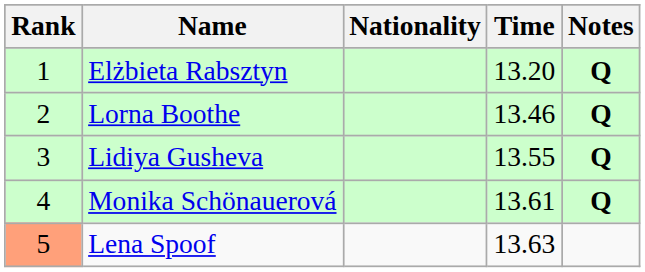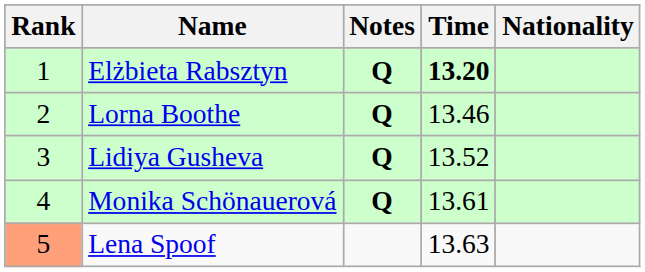columns swapped: (415, 26) <-> (601, 26)
(524, 69) normal -> (459, 69) bold
(524, 157) 13.55 -> (459, 157) 13.52
